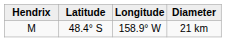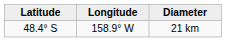- column: (31, 12)
